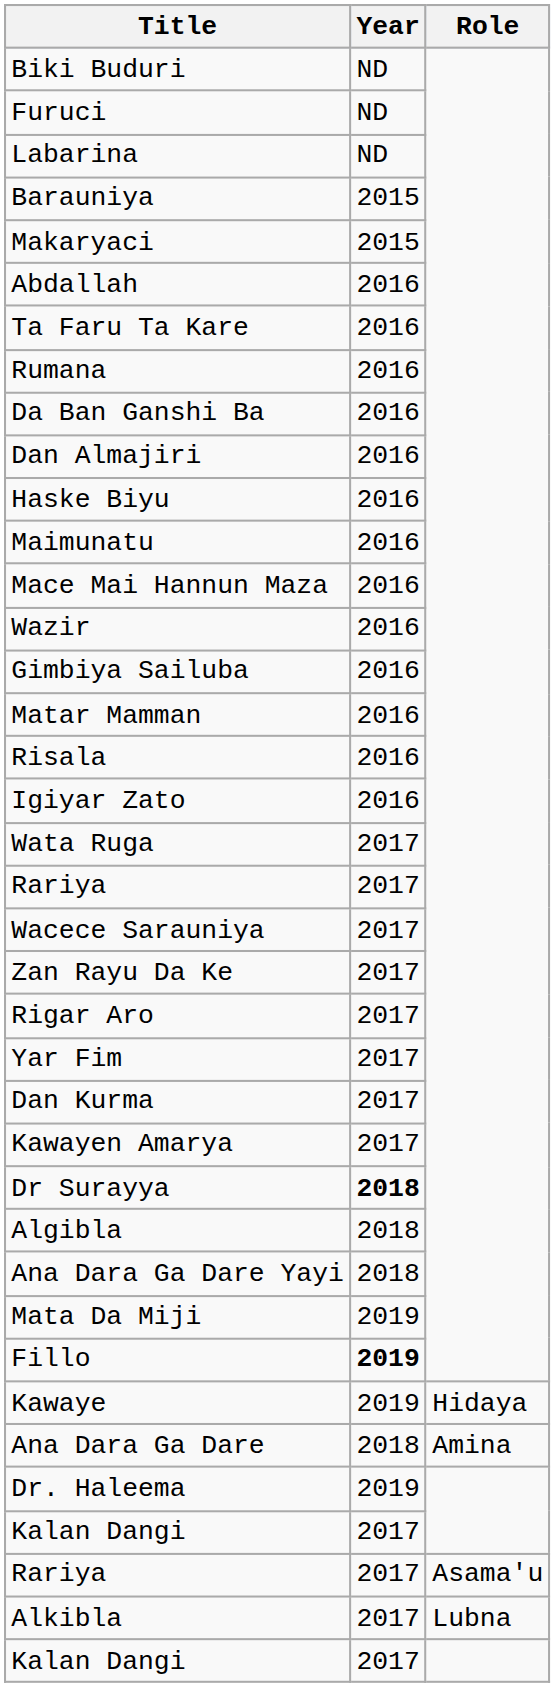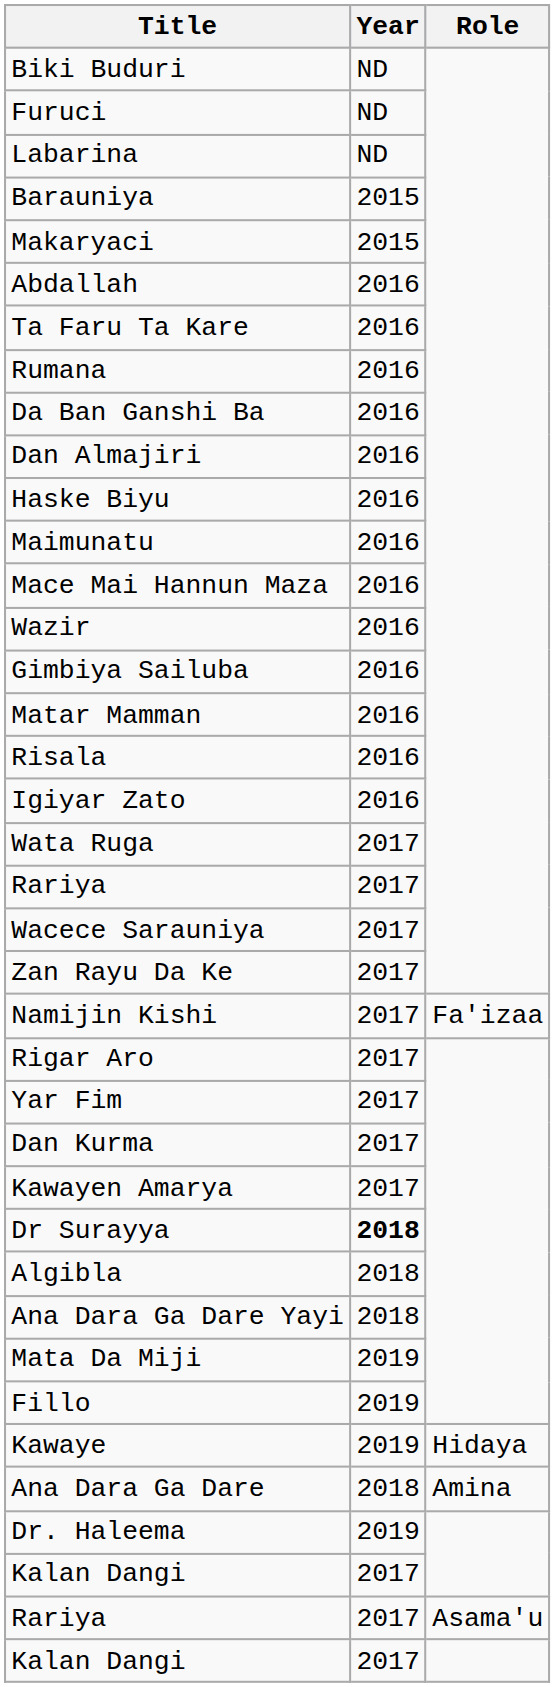+ row: (114, 1016)
(388, 1360) bold -> (388, 1403) normal
- row: (67, 1618)
